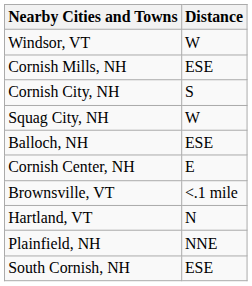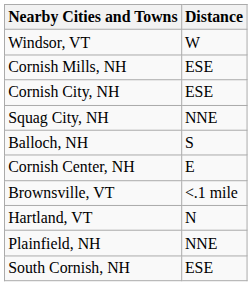(189, 92) S -> (199, 92) ESE
(192, 117) W -> (201, 117) NNE
(199, 142) ESE -> (189, 142) S
